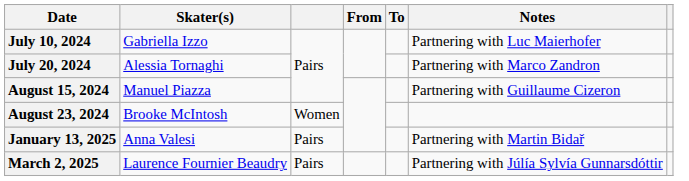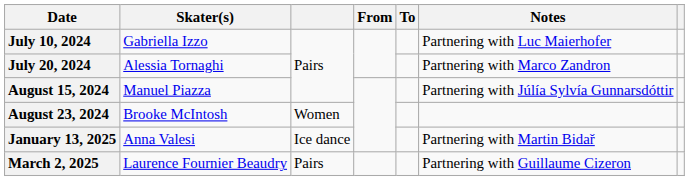(516, 90) Partnering with Guillaume Cizeron -> (548, 90) Partnering with Júlía Sylvía Gunnarsdóttir
(309, 139) Pairs -> (322, 139) Ice dance
(537, 163) Partnering with Júlía Sylvía Gunnarsdóttir -> (527, 163) Partnering with Guillaume Cizeron
